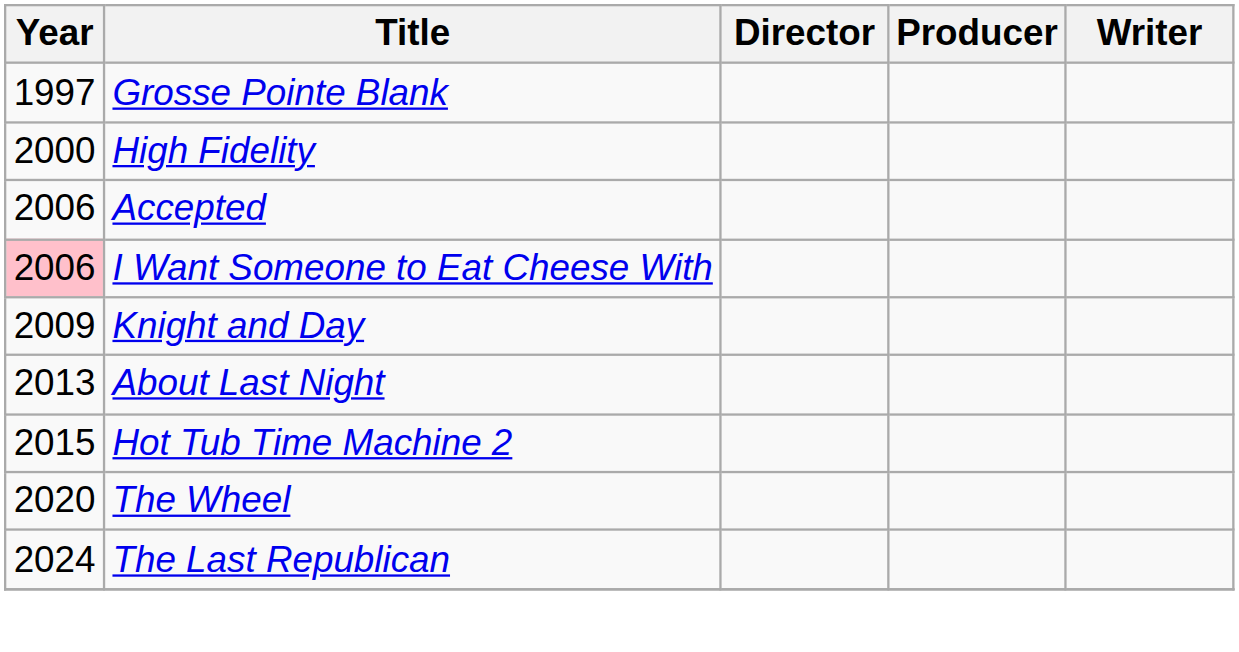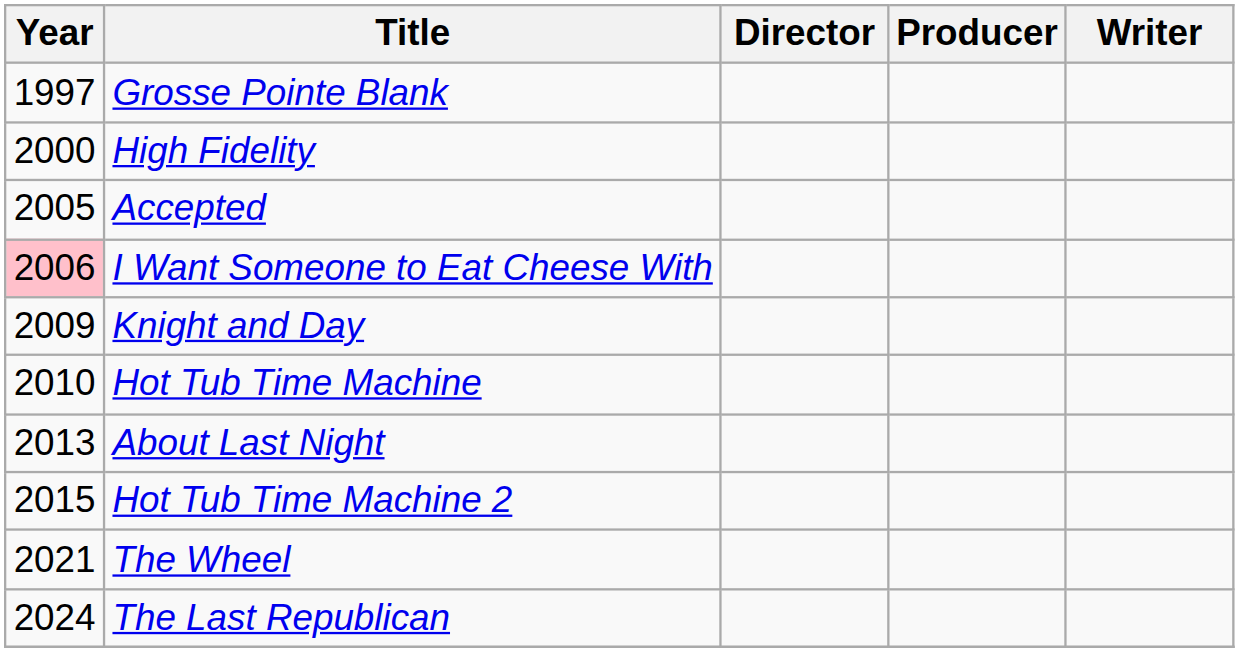(55, 208) 2006 -> (55, 208) 2005
+ row: (297, 383)
(55, 500) 2020 -> (55, 558) 2021
